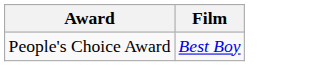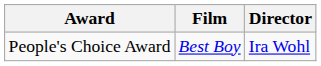+ column: (280, 18)
